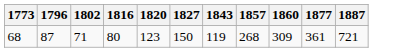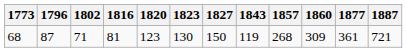+ column: (186, 15)
(113, 36) 80 -> (113, 36) 81
